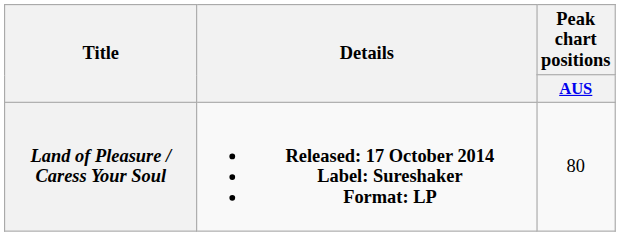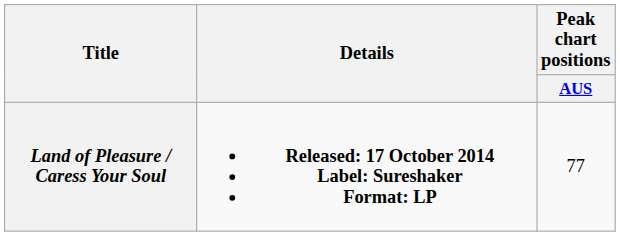(576, 166) 80 -> (576, 166) 77
